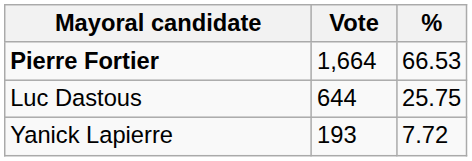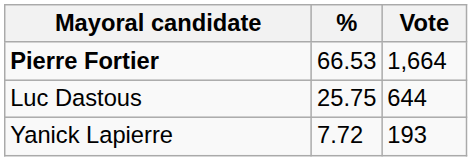columns swapped: (354, 23) <-> (432, 23)
